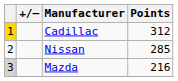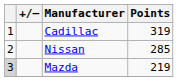(10, 32) gold background -> (10, 32) no background
(160, 32) 312 -> (160, 32) 319
(160, 68) 216 -> (160, 68) 219
